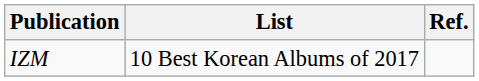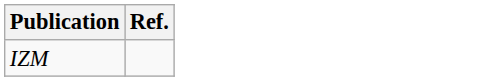- column: (274, 22)
